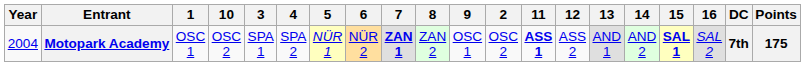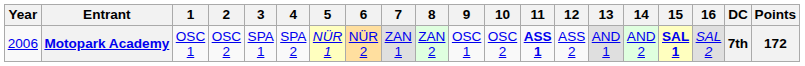columns swapped: (503, 15) <-> (226, 15)
(23, 44) 2004 -> (23, 44) 2006
(399, 44) bold -> (398, 44) normal
(776, 44) 175 -> (775, 44) 172
